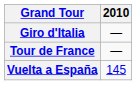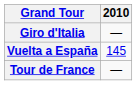rows swapped: (52, 51) <-> (52, 70)
